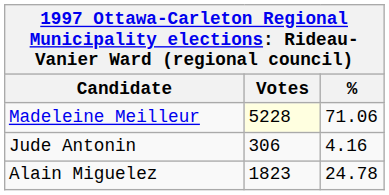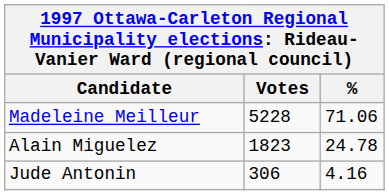(270, 118) lightyellow background -> (270, 118) no background
rows swapped: (83, 175) <-> (73, 146)
